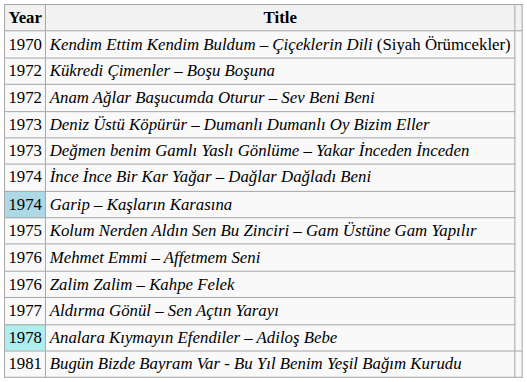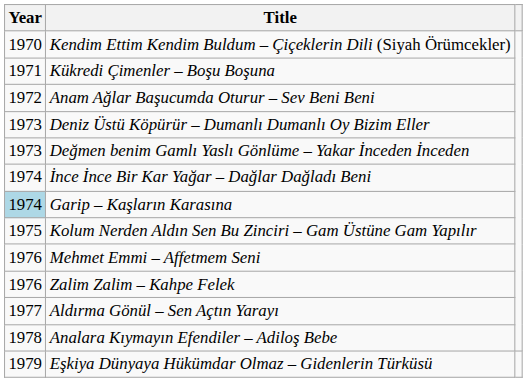(25, 71) 1972 -> (25, 71) 1971
(25, 337) paleturquoise background -> (25, 337) no background
+ row: (241, 364)
- row: (256, 364)
